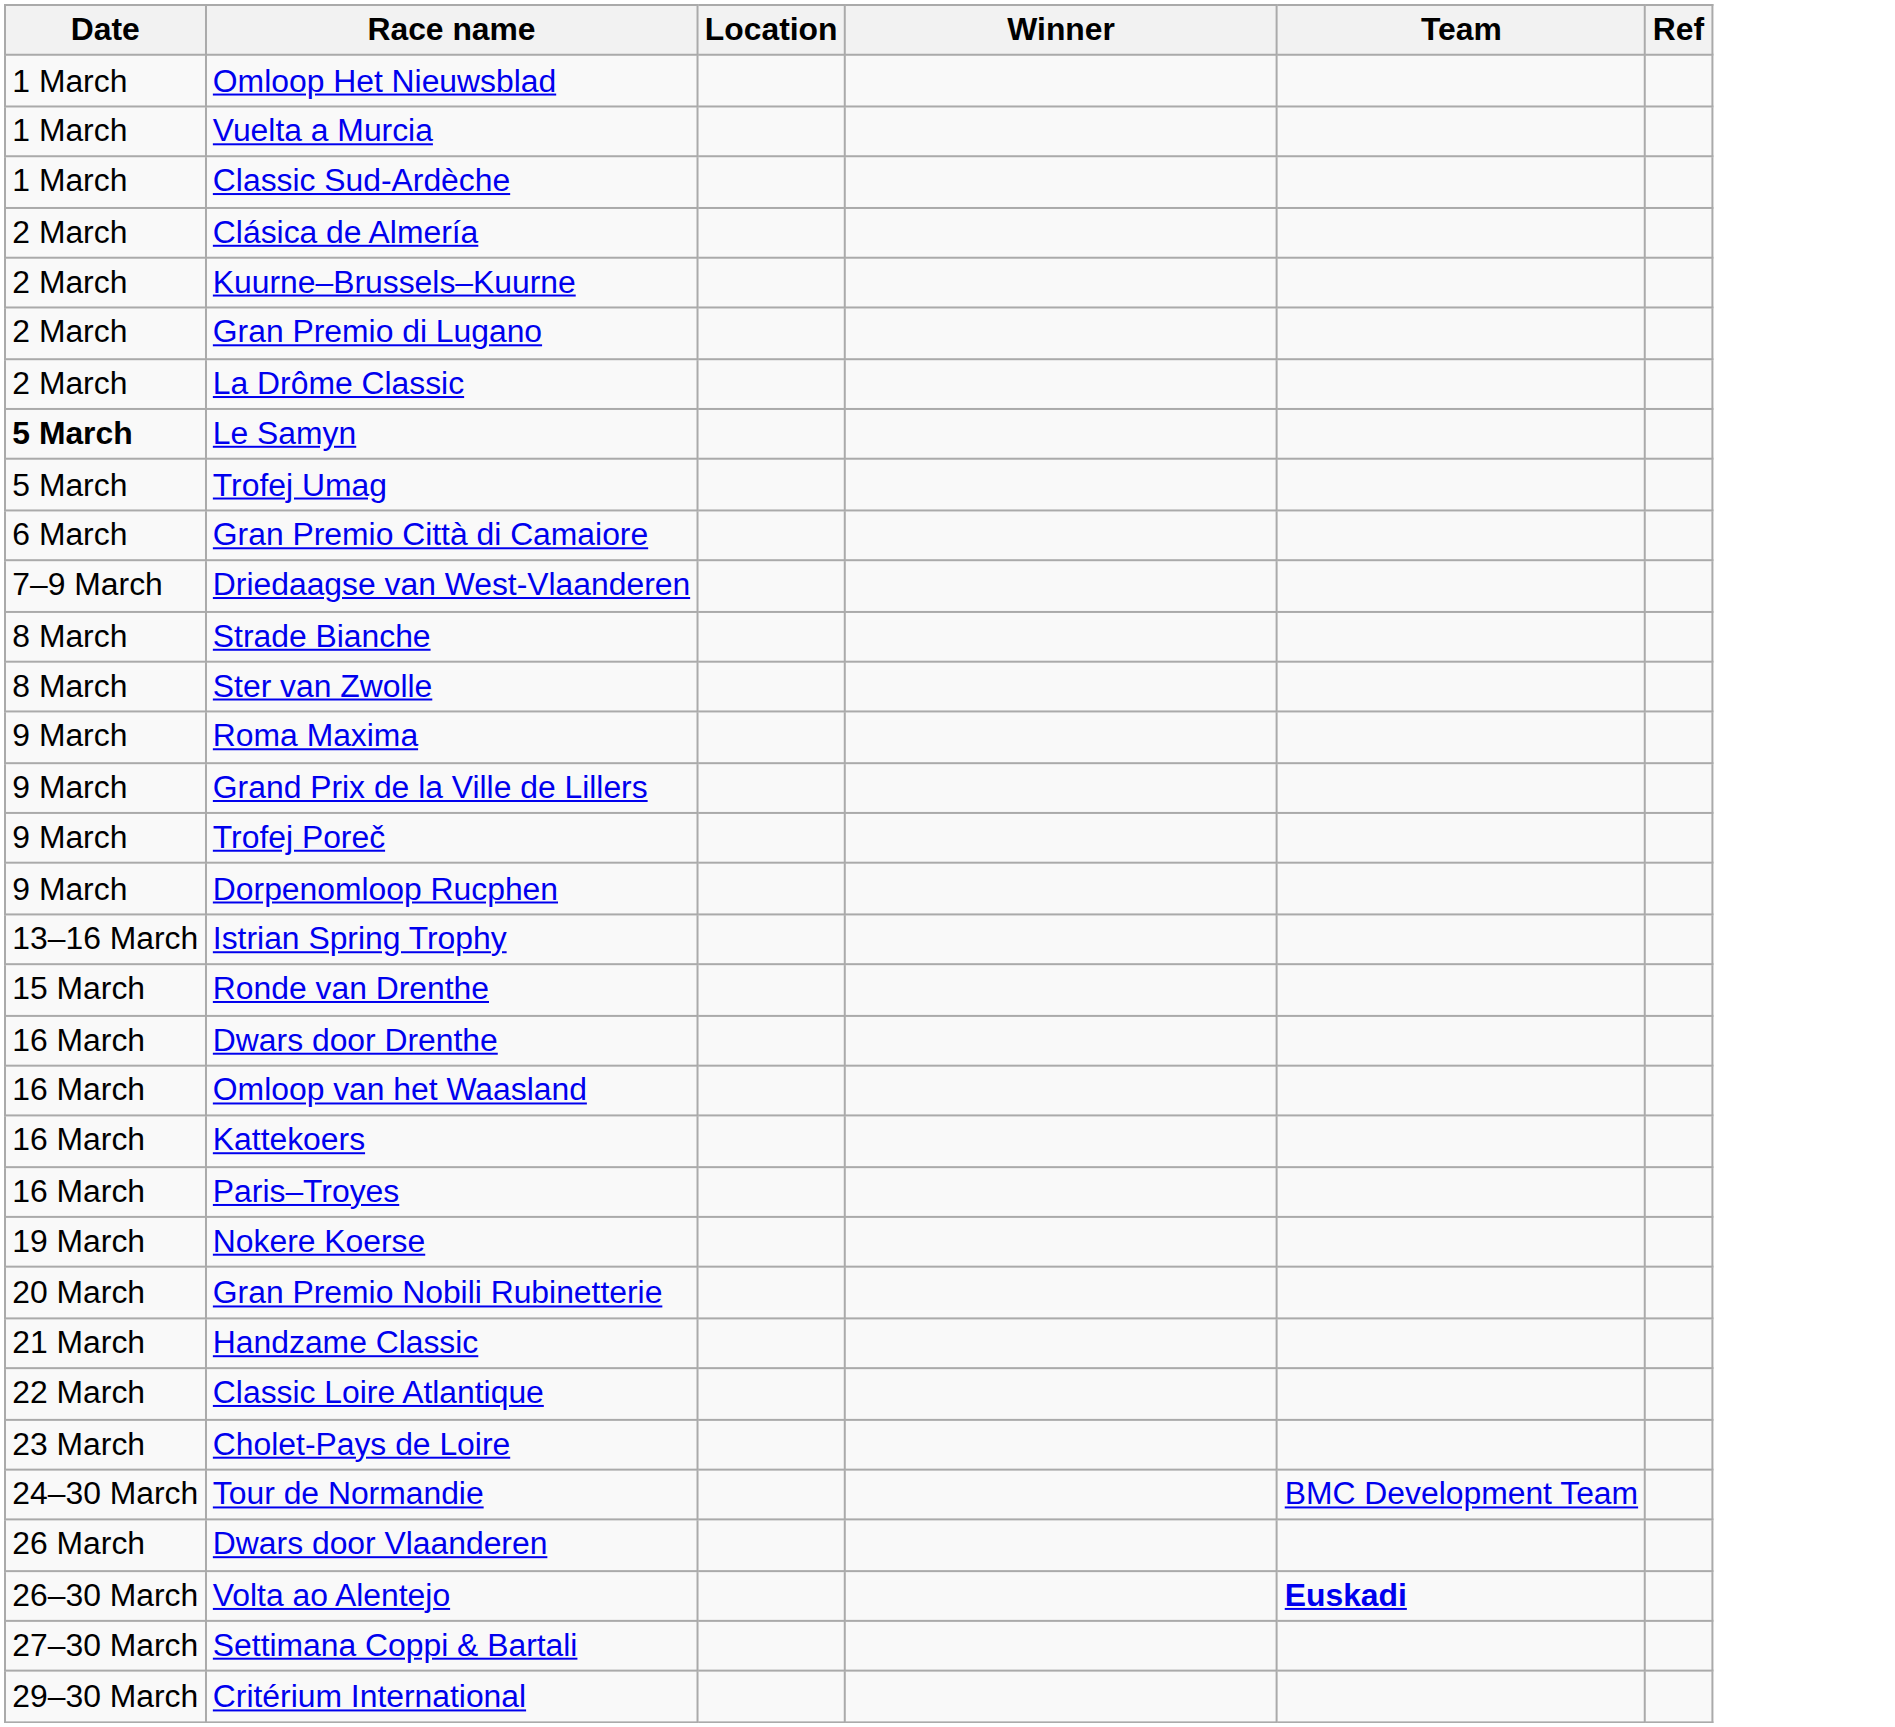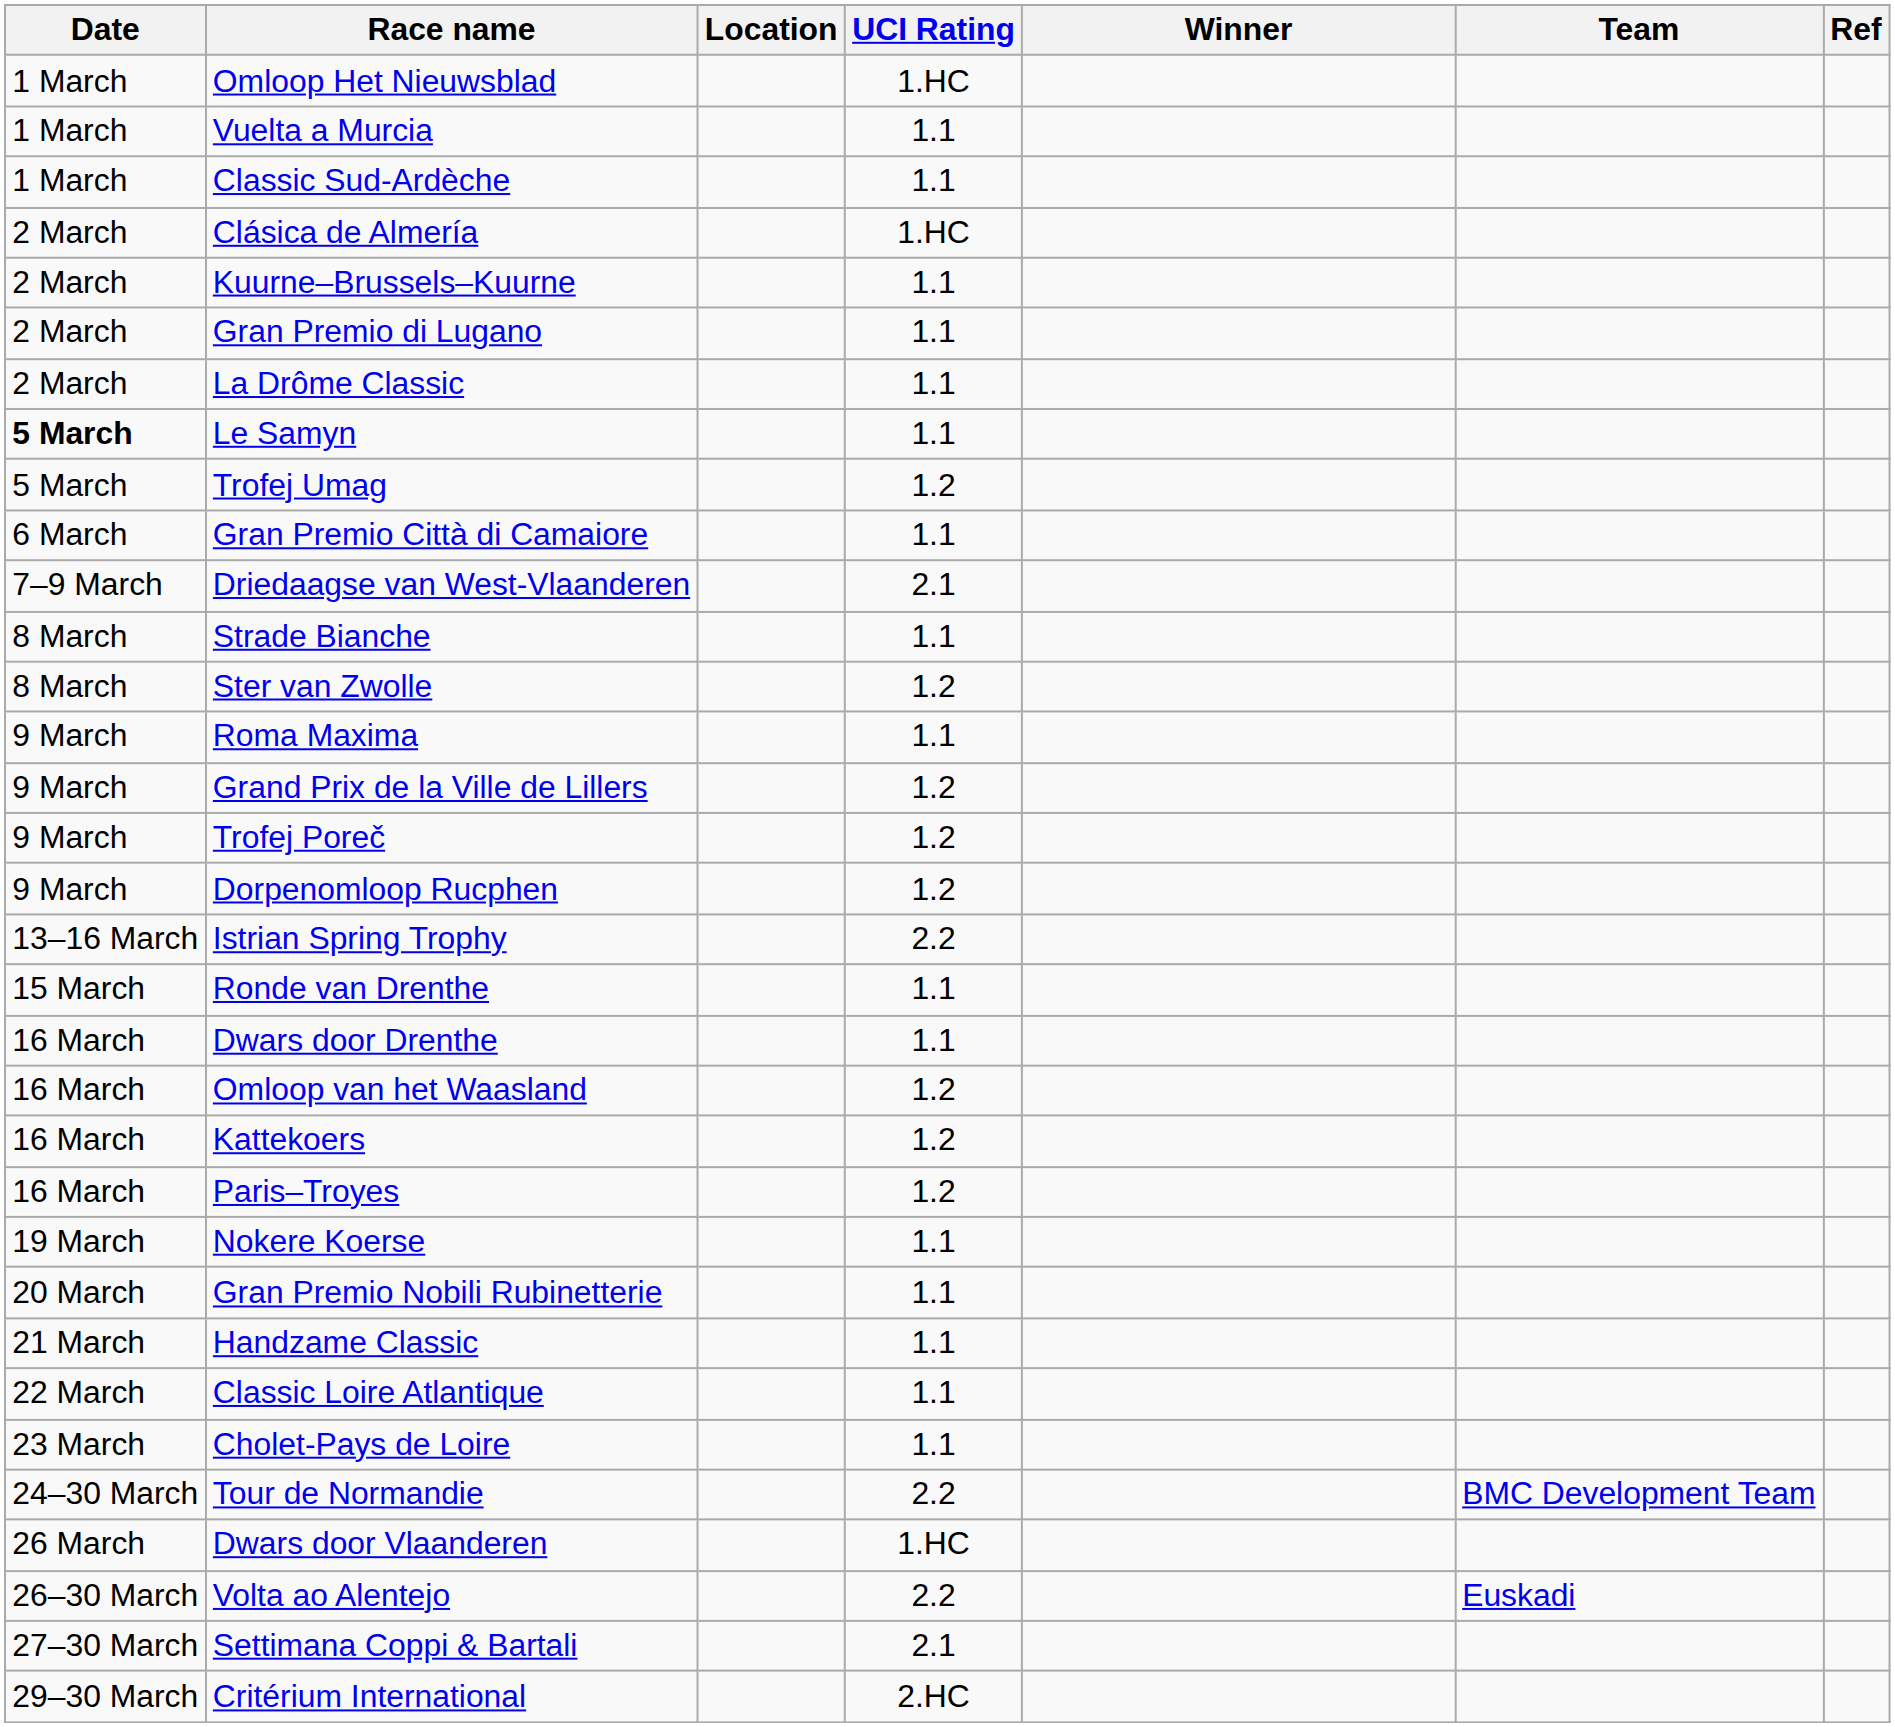+ column: (934, 29)
(1346, 1595) bold -> (1519, 1595) normal
